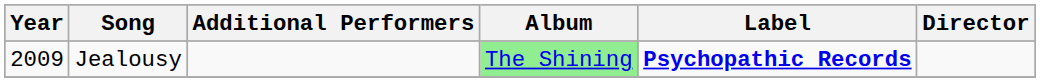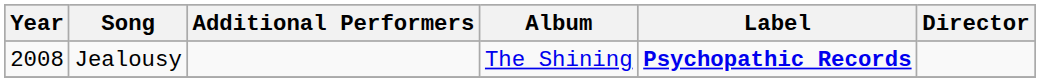(37, 60) 2009 -> (37, 60) 2008
(559, 60) lightgreen background -> (559, 60) no background
